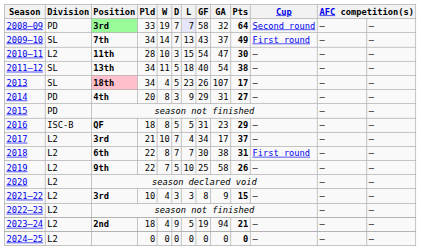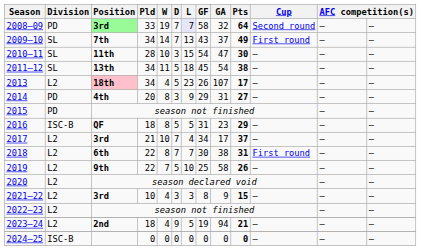(53, 54) L2 -> (53, 54) SL
(203, 68) 40 -> (203, 68) 45
(53, 82) SL -> (53, 82) L2
(53, 239) L2 -> (60, 239) ISC-B
